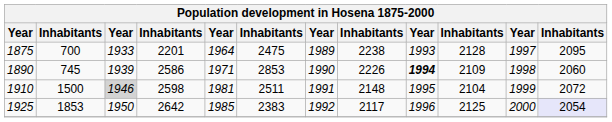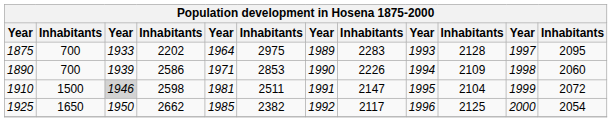(171, 51) 2201 -> (171, 51) 2202
(271, 51) 2475 -> (271, 51) 2975
(372, 51) 2238 -> (372, 51) 2283
(70, 70) 745 -> (70, 70) 700
(422, 70) bold -> (422, 70) normal
(372, 88) 2148 -> (372, 88) 2147
(70, 107) 1853 -> (70, 107) 1650
(171, 107) 2642 -> (171, 107) 2662
(271, 107) 2383 -> (271, 107) 2382
(573, 107) lavender background -> (573, 107) no background
